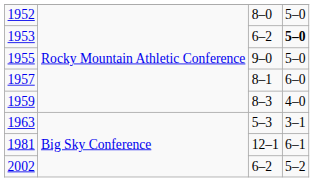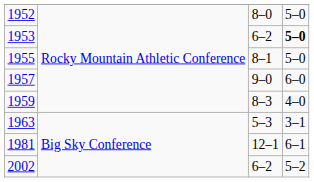(262, 58) 9–0 -> (262, 58) 8–1
(262, 79) 8–1 -> (262, 79) 9–0
